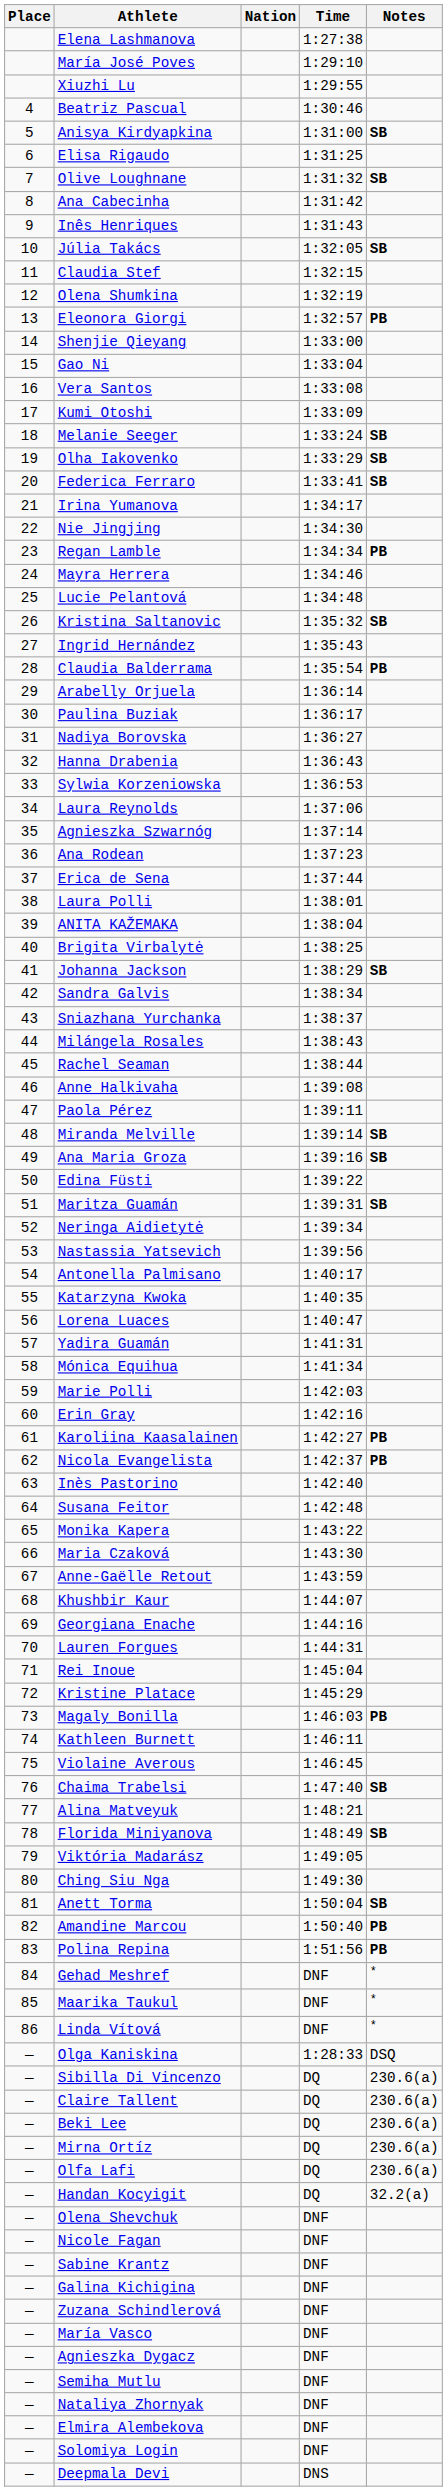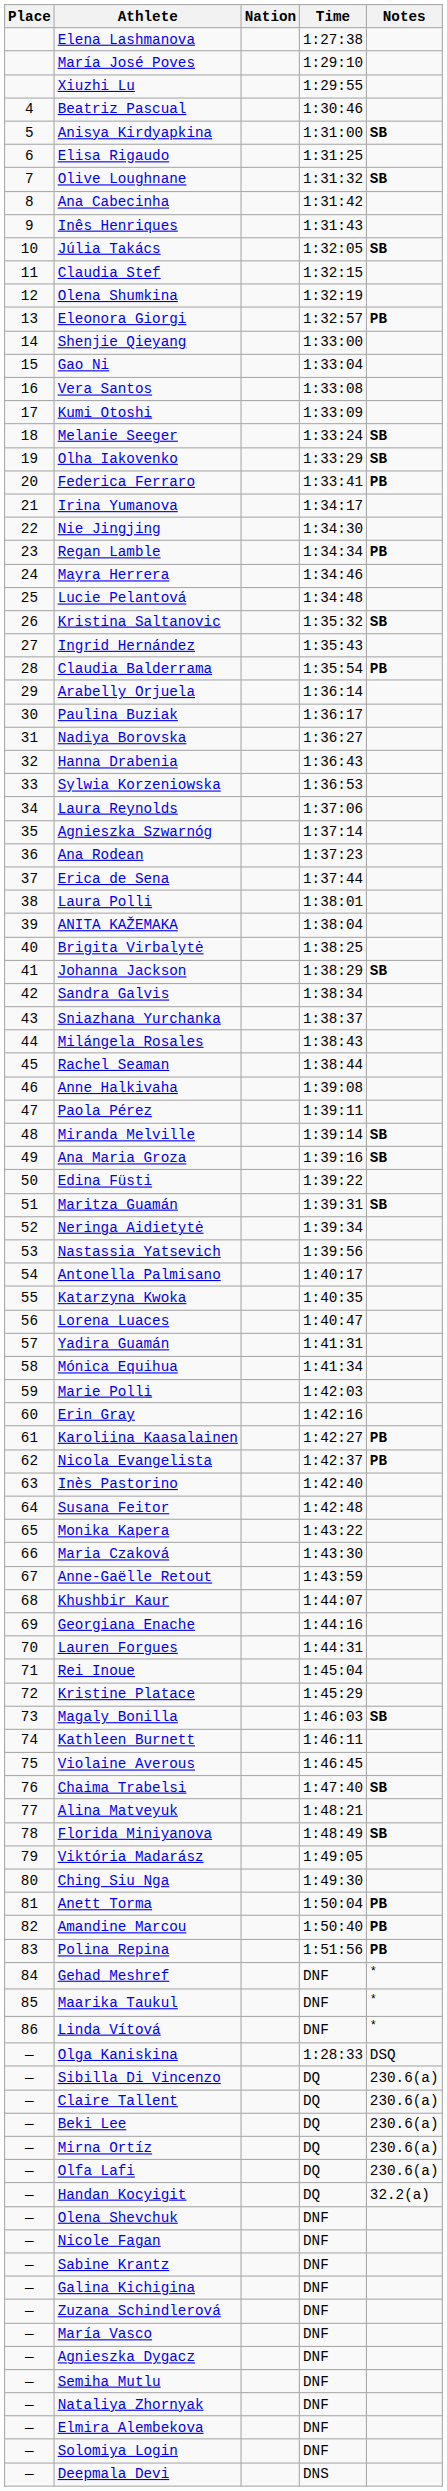(378, 482) SB -> (378, 482) PB
(378, 1718) PB -> (378, 1718) SB
(378, 1904) SB -> (378, 1904) PB
